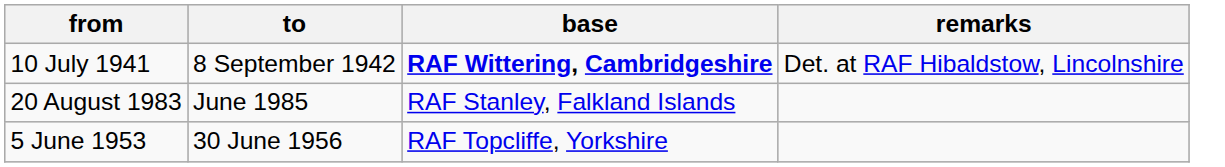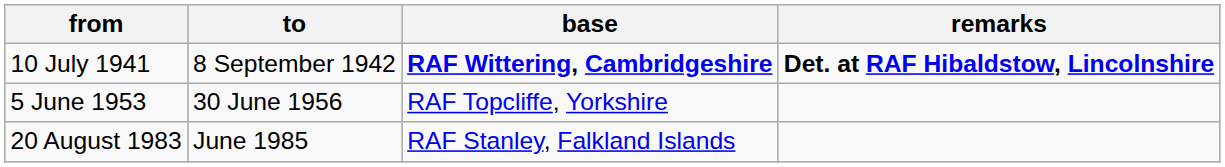(984, 63) normal -> (999, 63) bold
rows swapped: (78, 141) <-> (96, 102)
